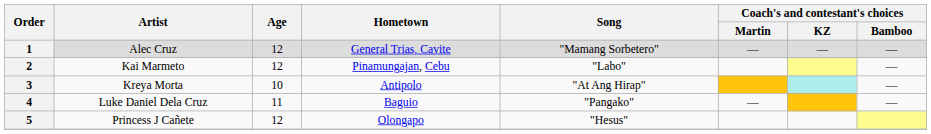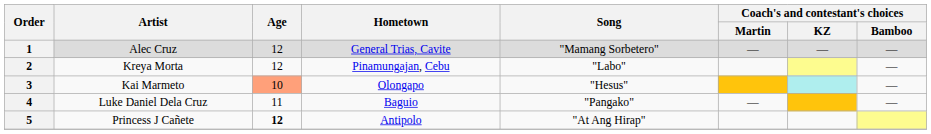(153, 67) Kai Marmeto -> (153, 67) Kreya Morta
(153, 84) Kreya Morta -> (153, 84) Kai Marmeto
(277, 84) no background -> (277, 84) lightsalmon background
(401, 84) Antipolo -> (401, 84) Olongapo
(609, 84) "At Ang Hirap" -> (609, 84) "Hesus"
(277, 120) normal -> (277, 120) bold
(401, 120) Olongapo -> (401, 120) Antipolo
(609, 120) "Hesus" -> (609, 120) "At Ang Hirap"
